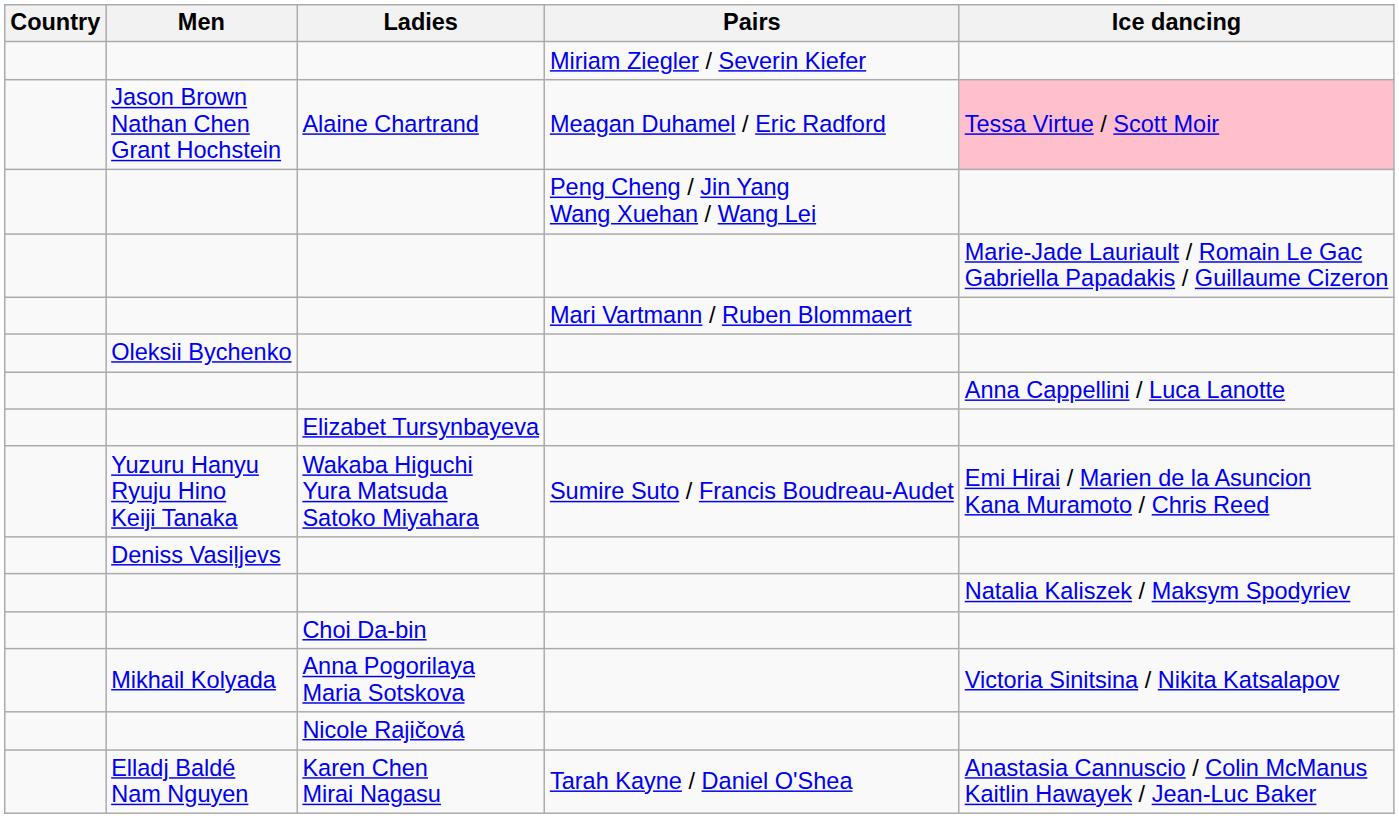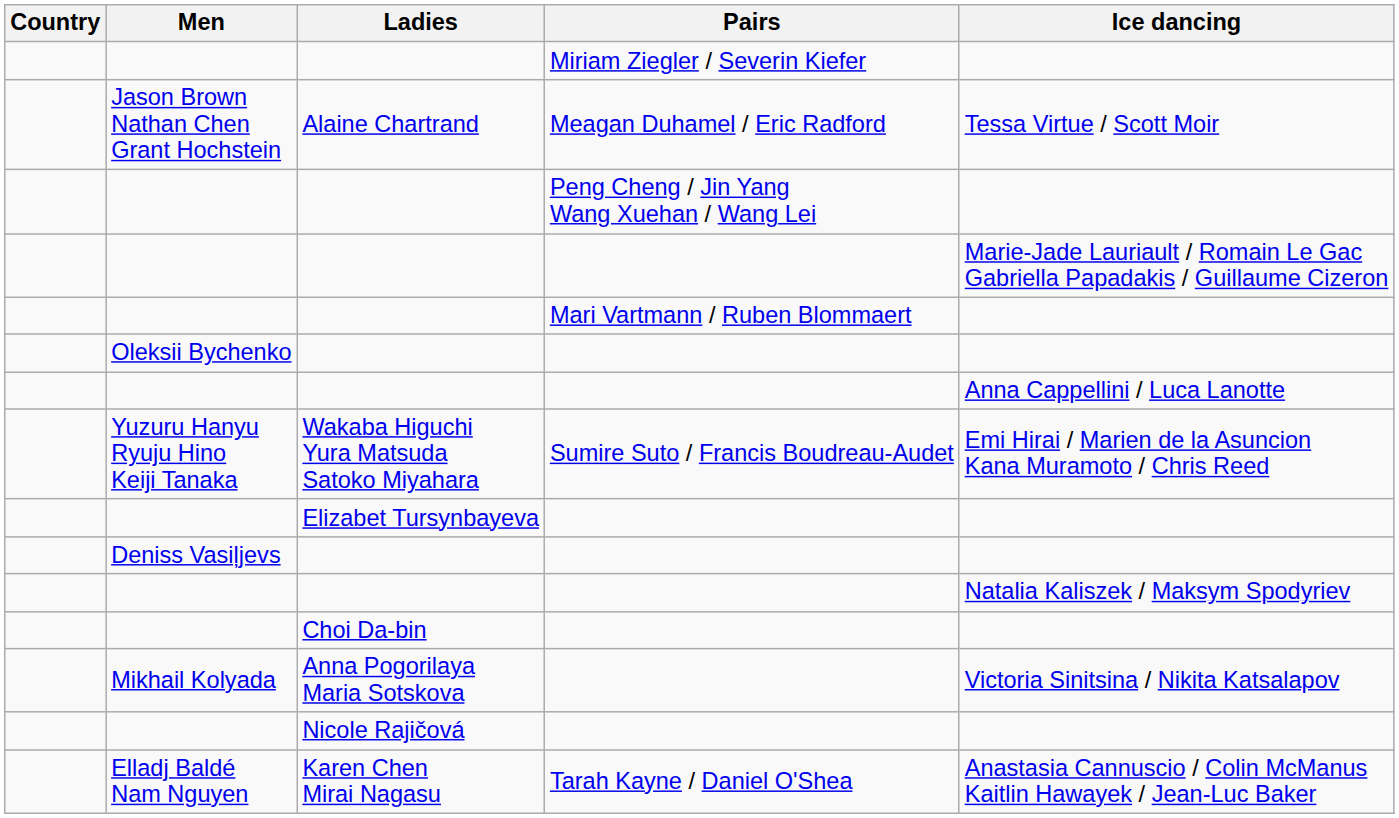(1092, 124) pink background -> (1092, 124) no background
rows swapped: (391, 491) <-> (421, 427)
